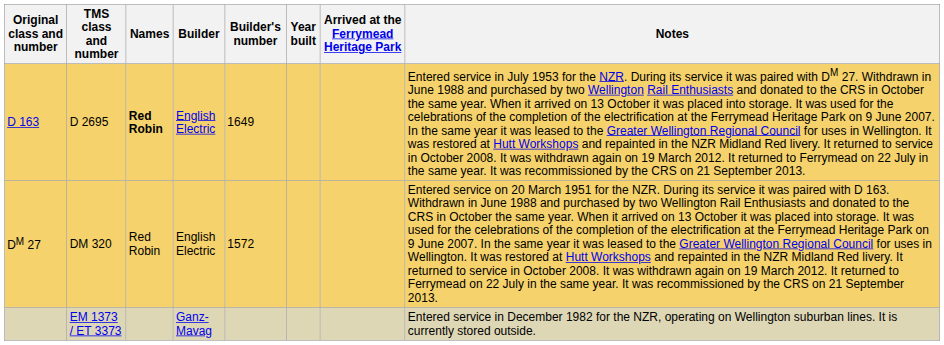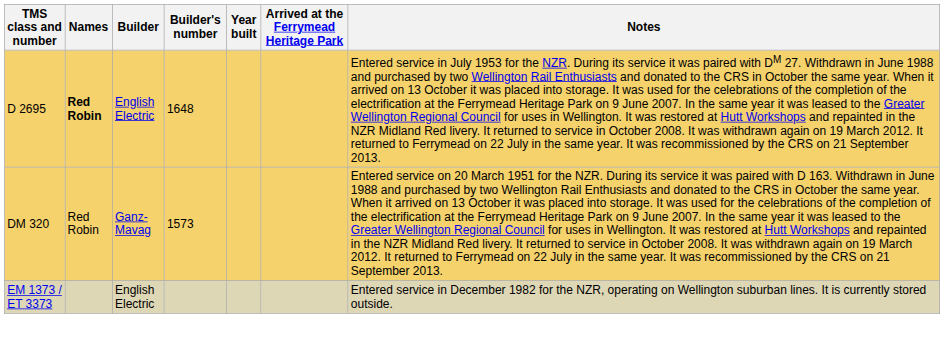- column: (36, 34)
(241, 122) 1649 -> (180, 108) 1648
(196, 244) English Electric -> (133, 224) Ganz-Mavag
(241, 244) 1572 -> (180, 224) 1573
(194, 324) Ganz-Mavag -> (135, 297) English Electric
